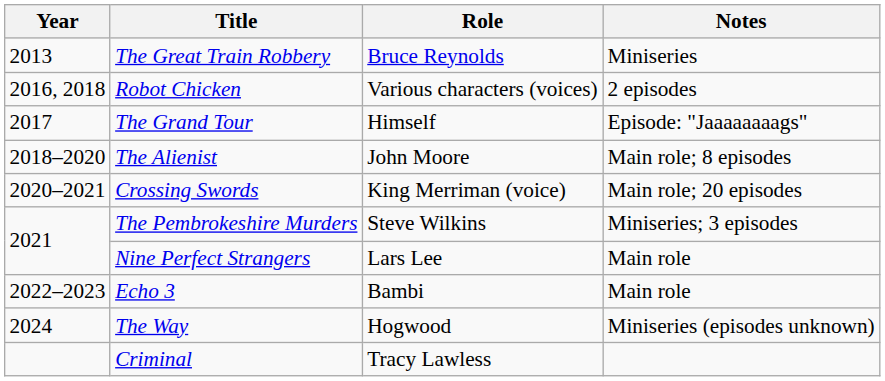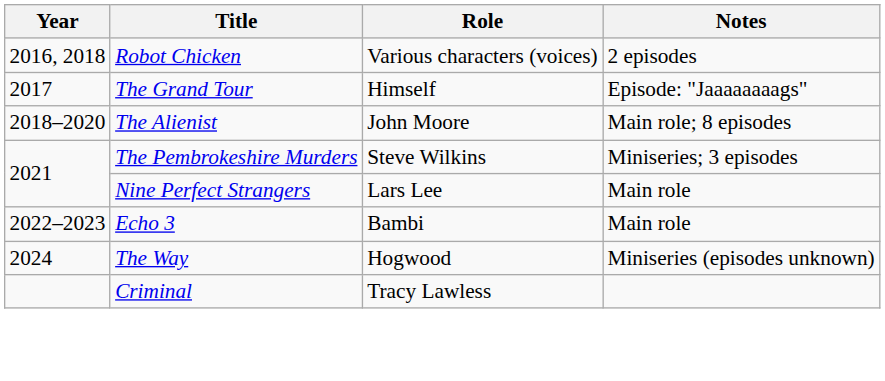- row: (223, 55)
- row: (187, 190)
